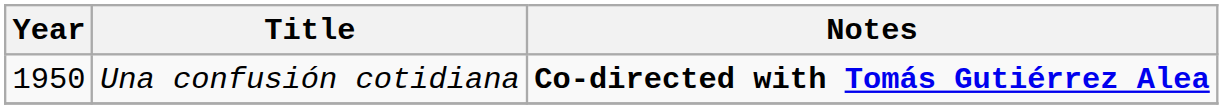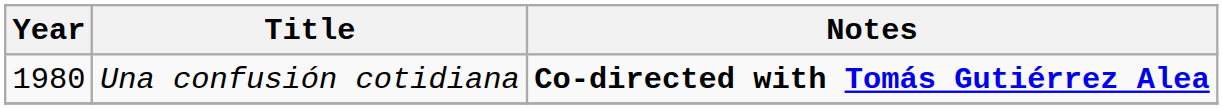(49, 80) 1950 -> (49, 80) 1980
